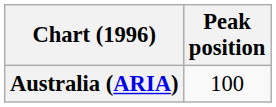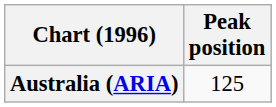(227, 83) 100 -> (227, 83) 125
